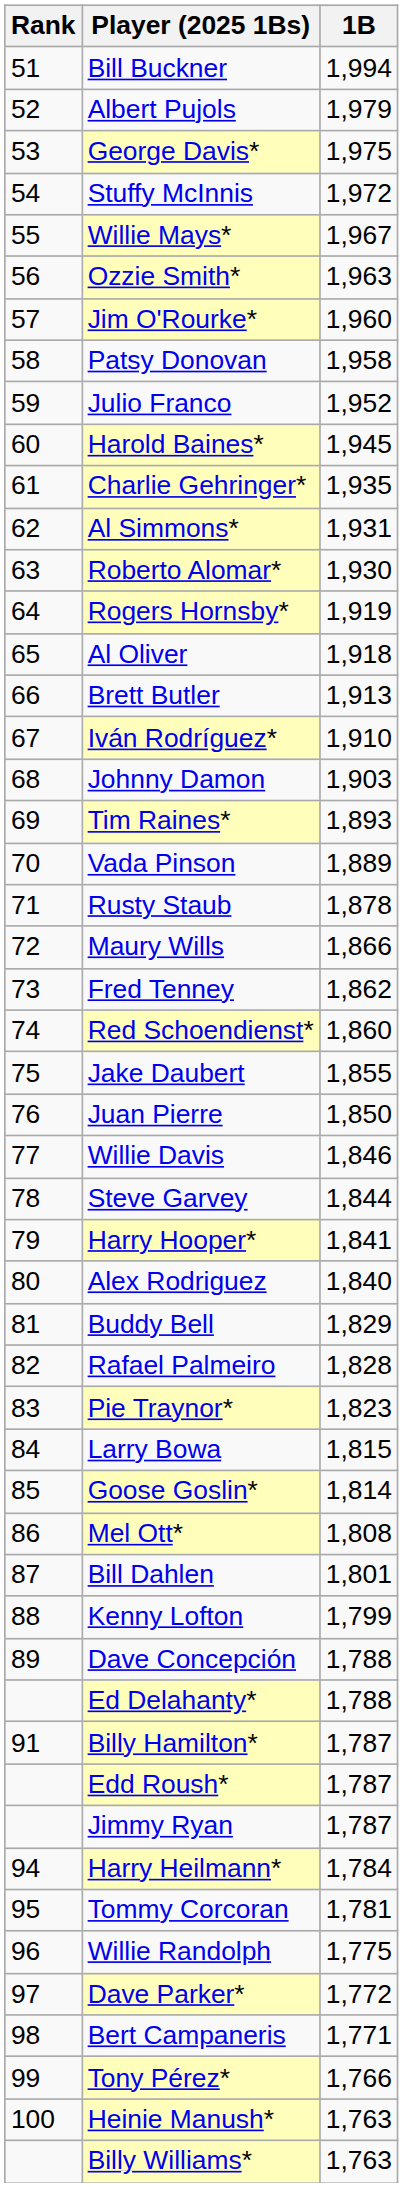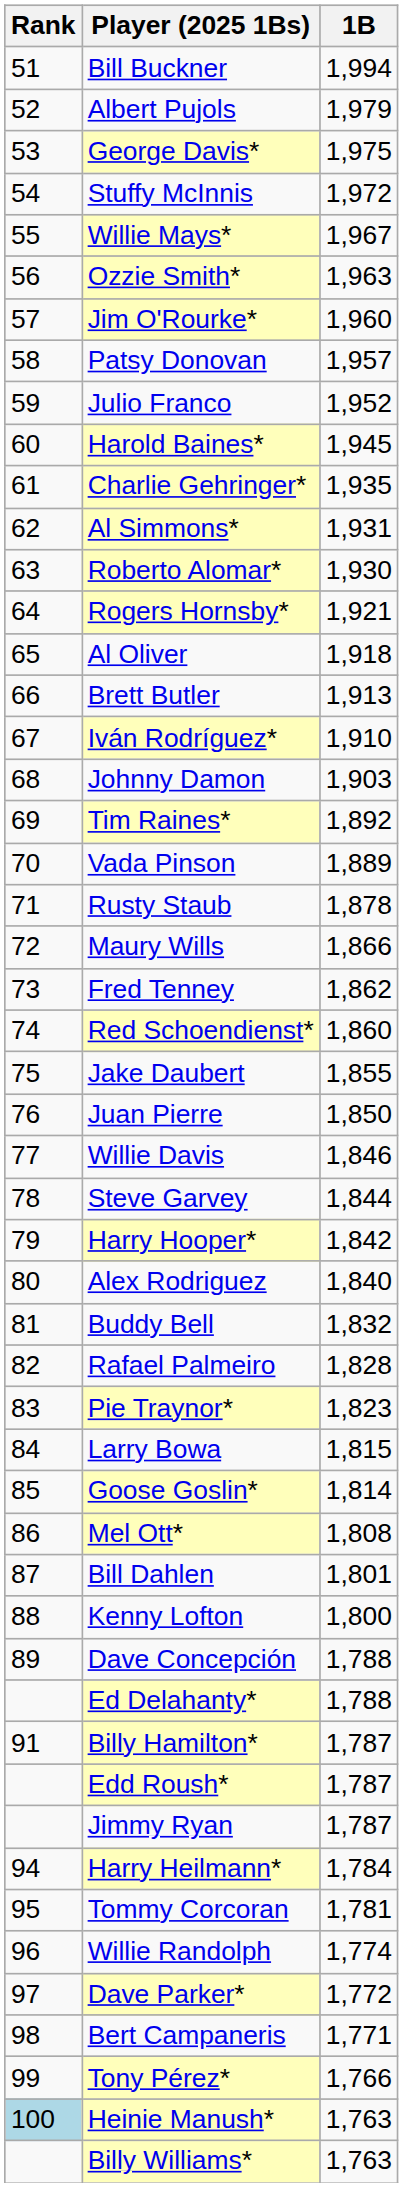(359, 360) 1,958 -> (359, 360) 1,957
(359, 611) 1,919 -> (359, 611) 1,921
(359, 821) 1,893 -> (359, 821) 1,892
(359, 1240) 1,841 -> (359, 1240) 1,842
(359, 1323) 1,829 -> (359, 1323) 1,832
(359, 1616) 1,799 -> (359, 1616) 1,800
(359, 1951) 1,775 -> (359, 1951) 1,774
(33, 2119) no background -> (33, 2119) lightblue background
